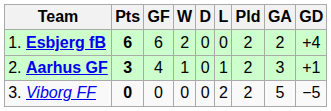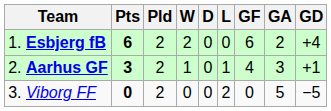columns swapped: (248, 17) <-> (159, 17)
